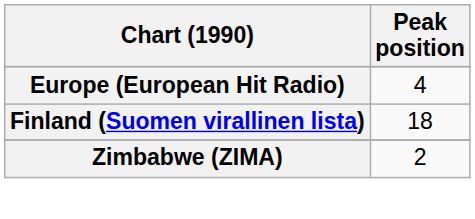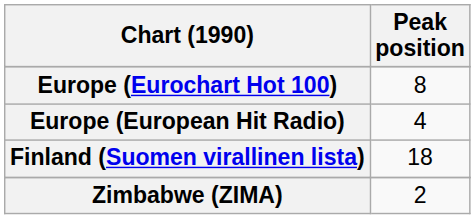+ row: (187, 85)
